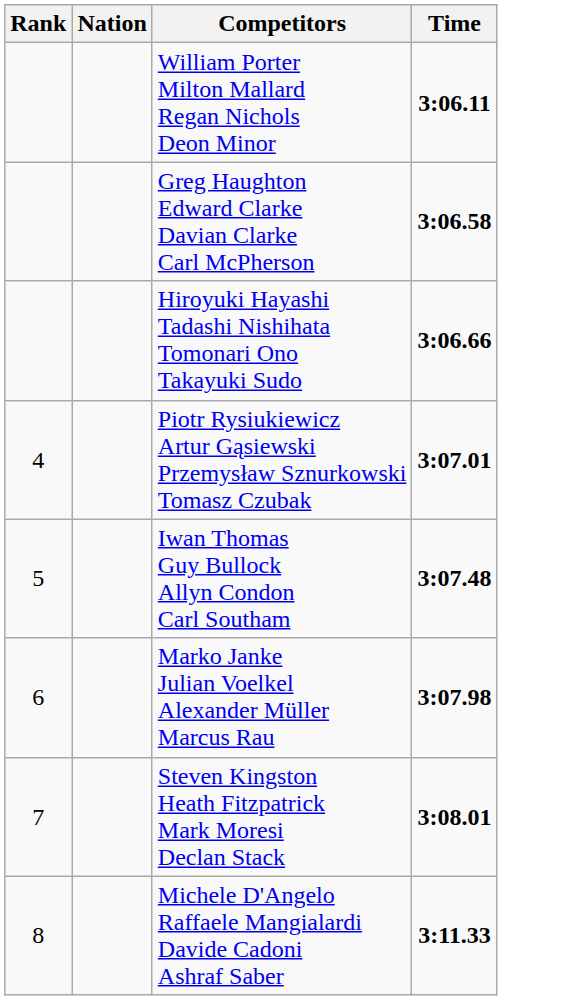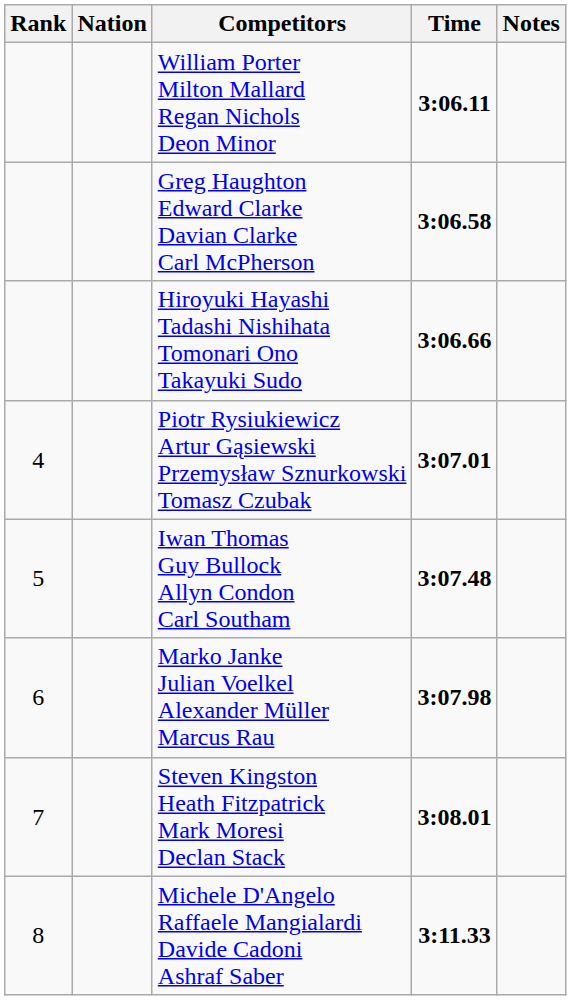+ column: (531, 23)
